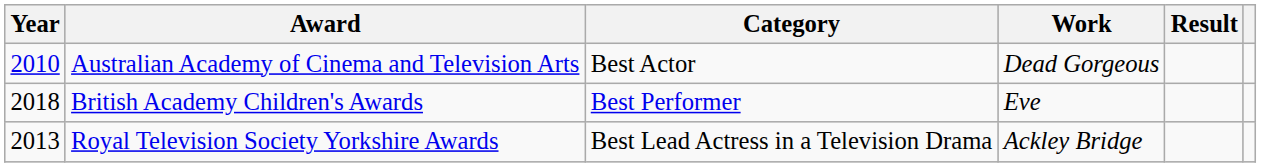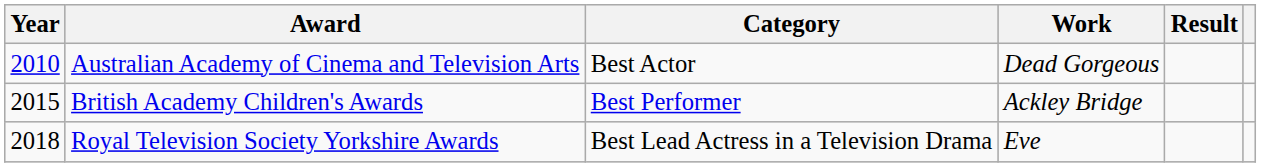(35, 102) 2018 -> (35, 102) 2015
(1022, 102) Eve -> (1073, 102) Ackley Bridge
(35, 141) 2013 -> (35, 141) 2018
(1073, 141) Ackley Bridge -> (1022, 141) Eve
